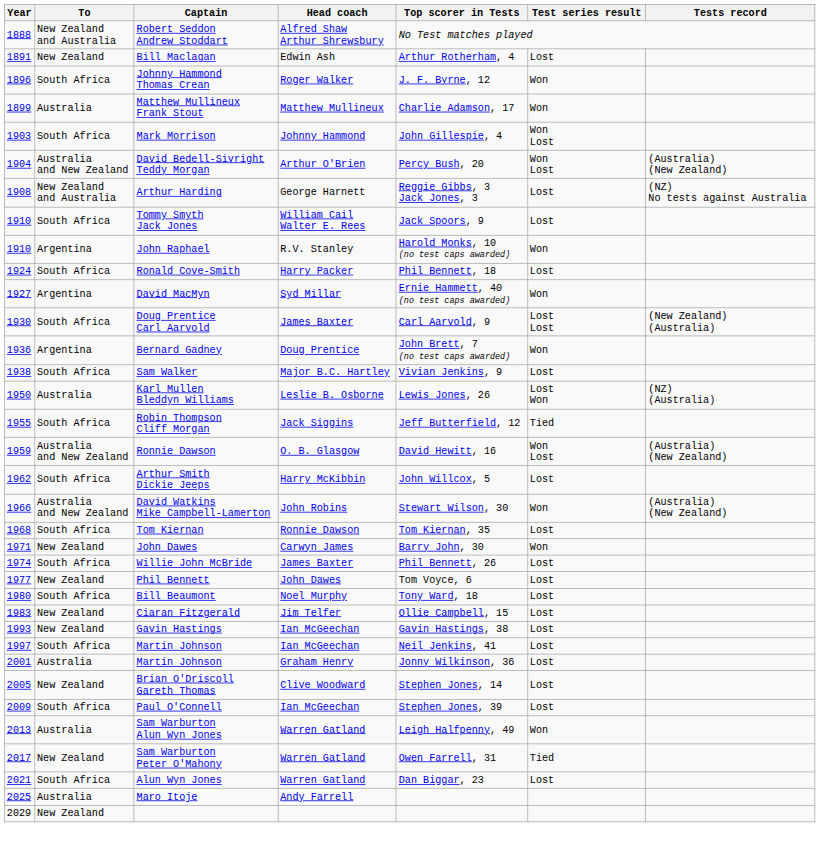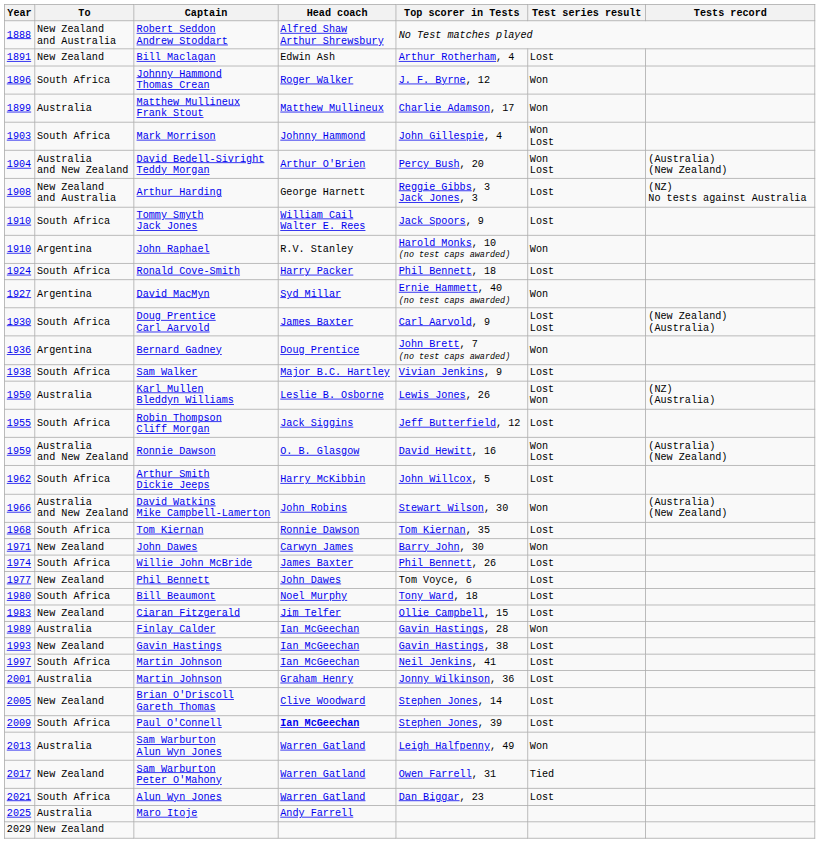(542, 423) Tied -> (542, 423) Lost
+ row: (19, 630)
(320, 707) normal -> (320, 724) bold
